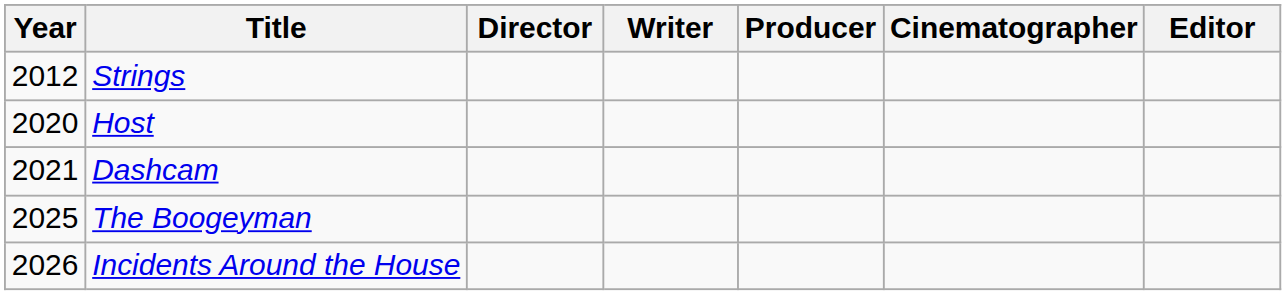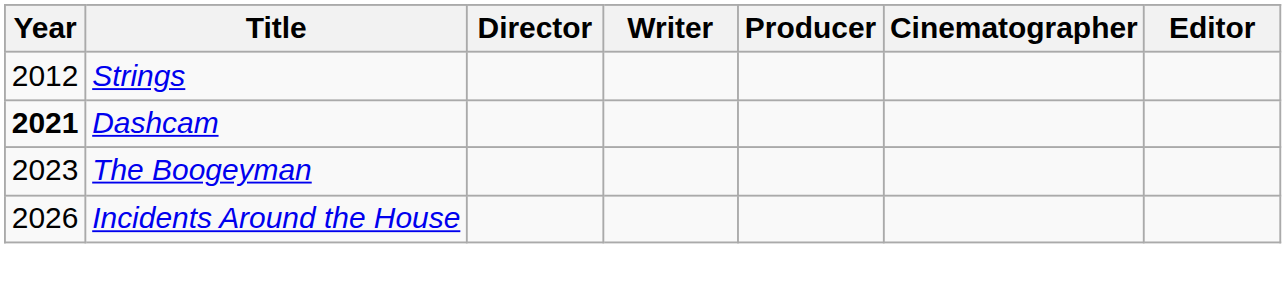- row: (123, 123)
(45, 170) normal -> (45, 123) bold
(45, 218) 2025 -> (45, 170) 2023
